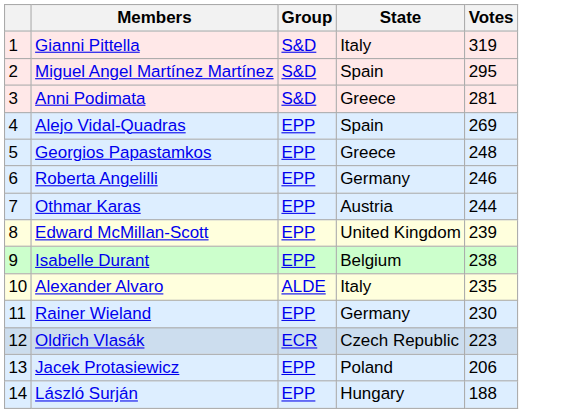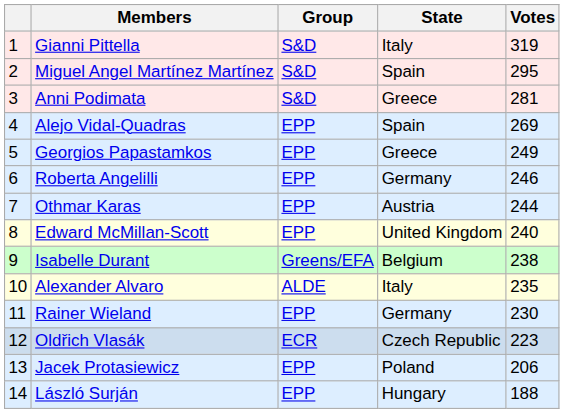(483, 152) 248 -> (524, 152) 249
(483, 233) 239 -> (524, 233) 240
(298, 260) EPP -> (328, 260) Greens/EFA
